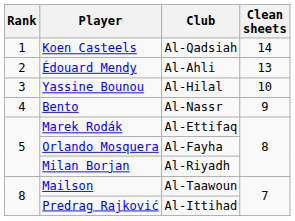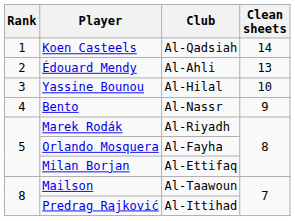(201, 127) Al-Ettifaq -> (197, 127) Al-Riyadh
(197, 166) Al-Riyadh -> (201, 166) Al-Ettifaq
